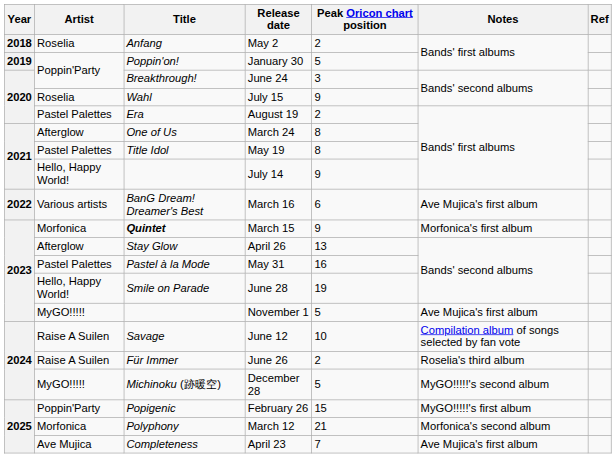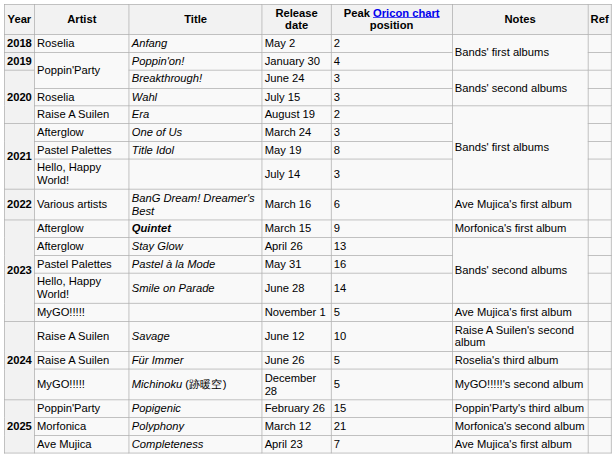(318, 61) 5 -> (337, 61) 4
(318, 97) 9 -> (337, 97) 3
(74, 114) Pastel Palettes -> (73, 114) Raise A Suilen
(318, 132) 8 -> (337, 132) 3
(318, 174) 9 -> (337, 174) 3
(62, 228) Morfonica -> (60, 228) Afterglow
(321, 288) 19 -> (340, 288) 14
(490, 336) Compilation album of songs selected by fan vote -> (514, 336) Raise A Suilen's second album
(318, 360) 2 -> (337, 360) 5
(476, 408) MyGO!!!!!'s first album -> (519, 408) Poppin'Party's third album
